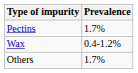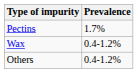(94, 60) 1.7% -> (102, 60) 0.4-1.2%
